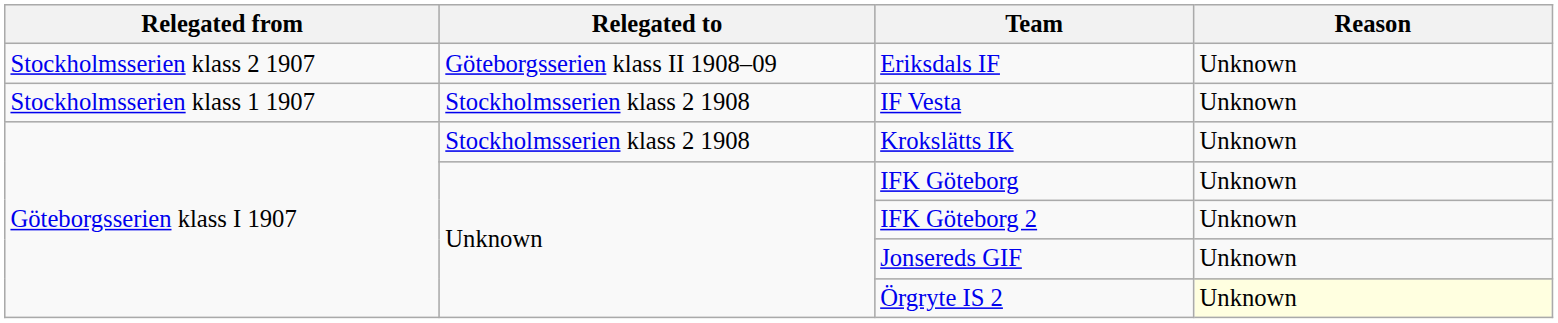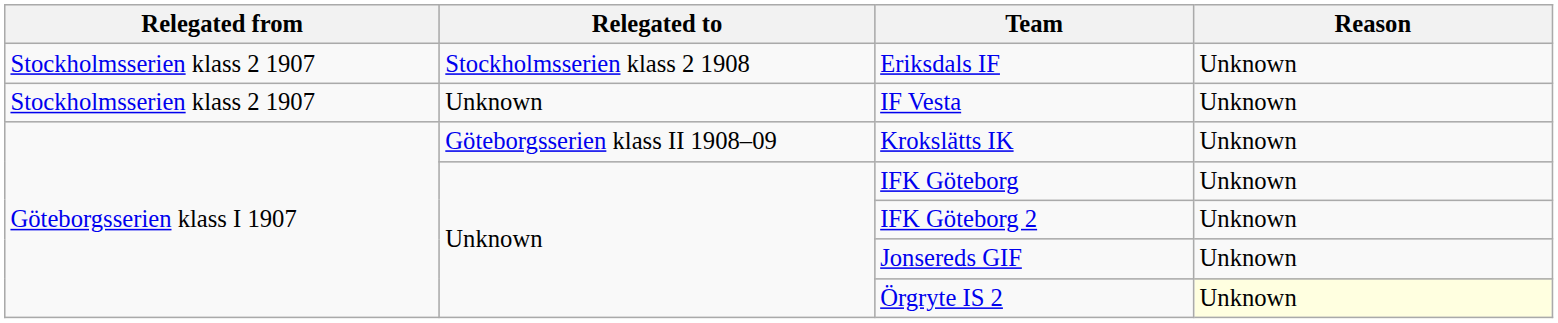(611, 63) Göteborgsserien klass II 1908–09 -> (598, 63) Stockholmsserien klass 2 1908
(163, 102) Stockholmsserien klass 1 1907 -> (163, 102) Stockholmsserien klass 2 1907
(598, 102) Stockholmsserien klass 2 1908 -> (494, 102) Unknown
(598, 141) Stockholmsserien klass 2 1908 -> (611, 141) Göteborgsserien klass II 1908–09
